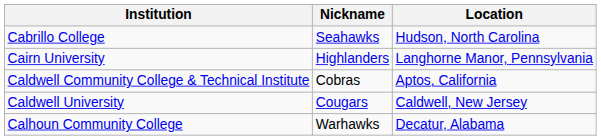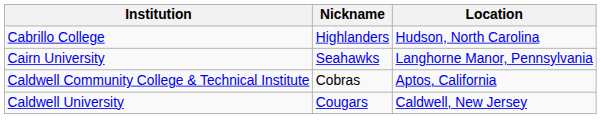(348, 37) Seahawks -> (353, 37) Highlanders
(353, 59) Highlanders -> (348, 59) Seahawks
- row: (95, 124)
